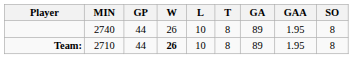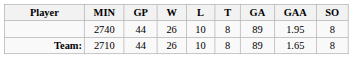(172, 45) bold -> (172, 45) normal
(295, 45) 1.95 -> (295, 45) 1.65
